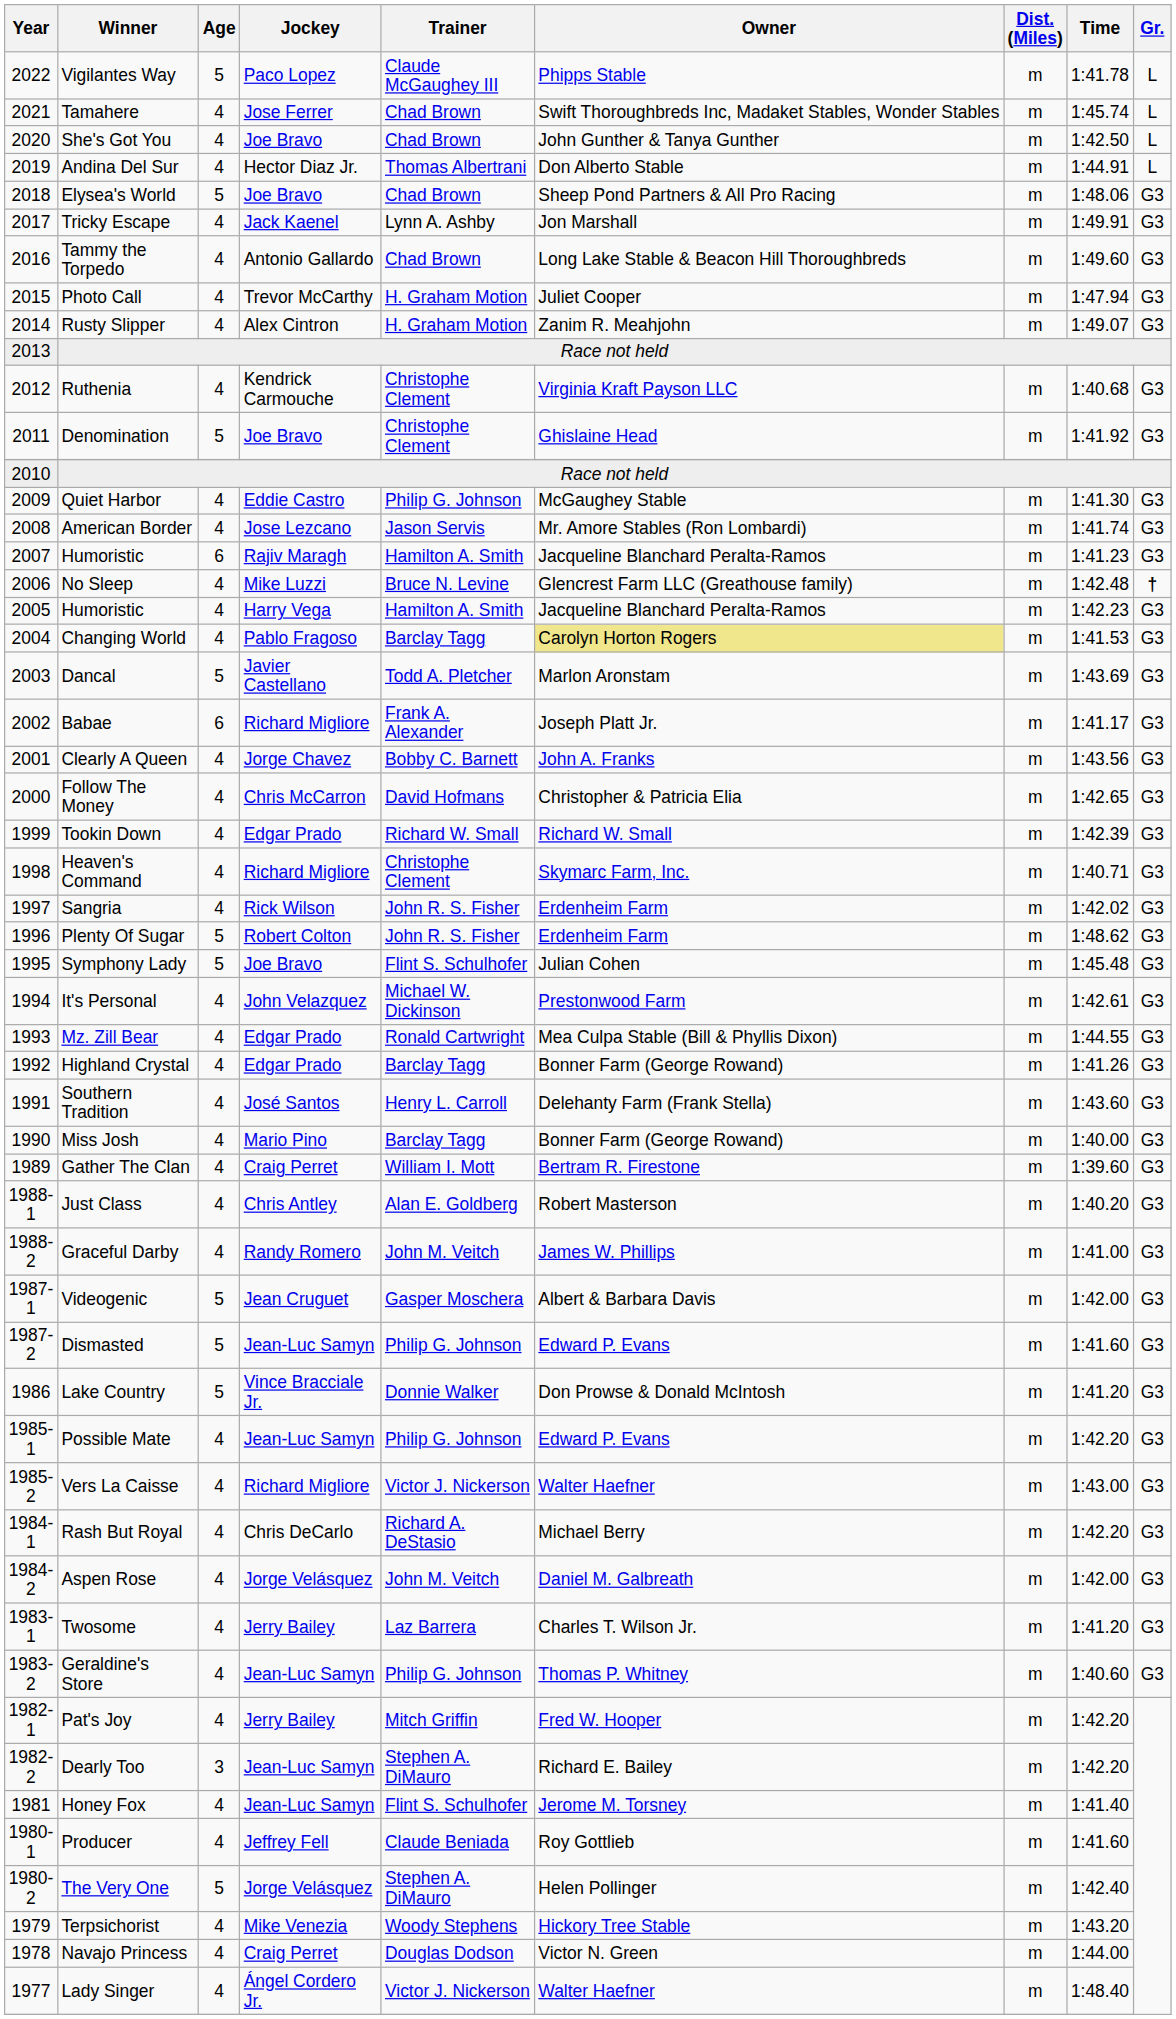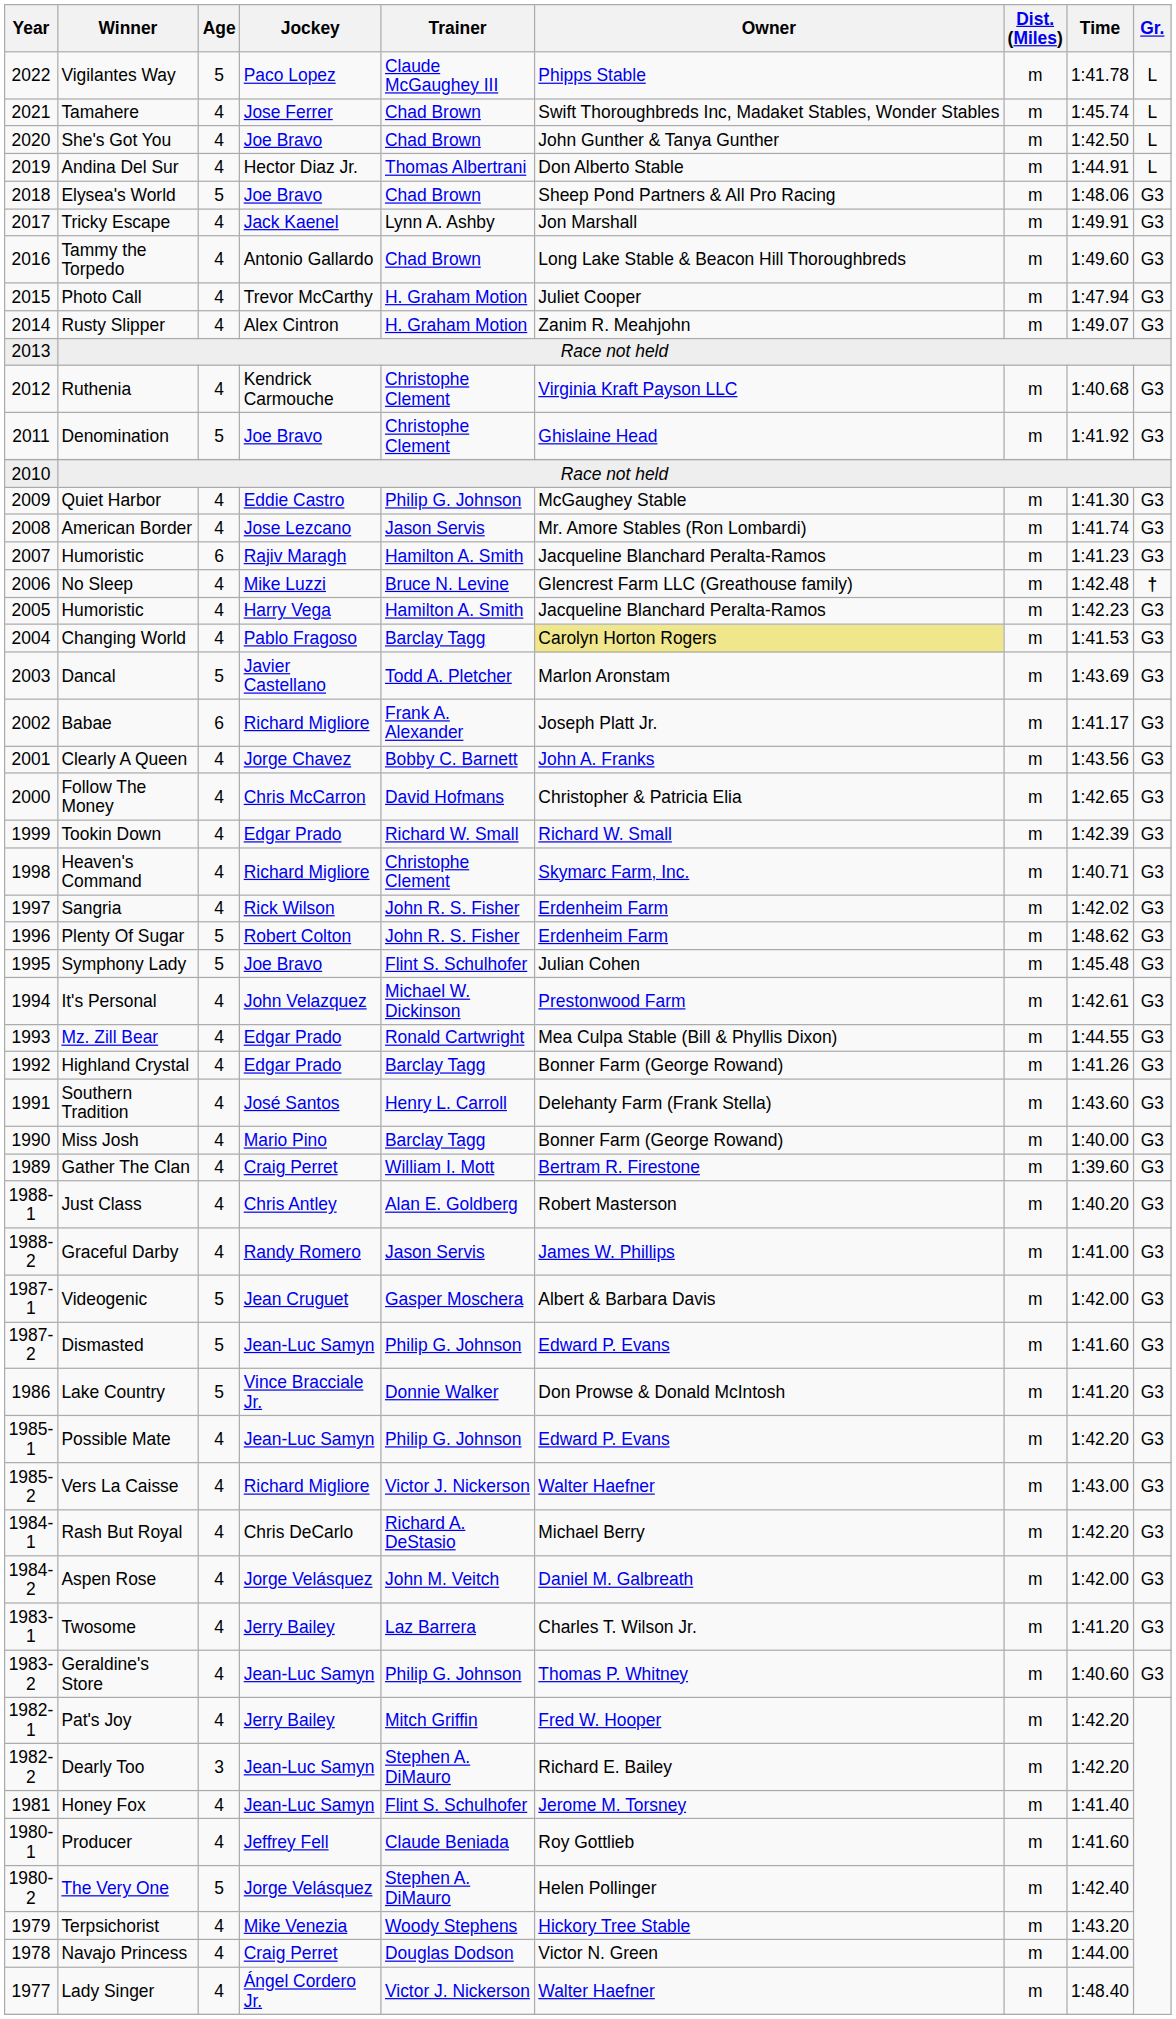(442, 1252) John M. Veitch -> (435, 1252) Jason Servis
